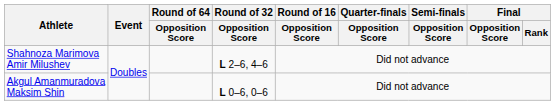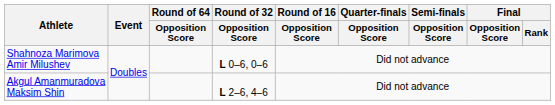(244, 65) L 2–6, 4–6 -> (244, 65) L 0–6, 0–6
(244, 92) L 0–6, 0–6 -> (244, 92) L 2–6, 4–6
